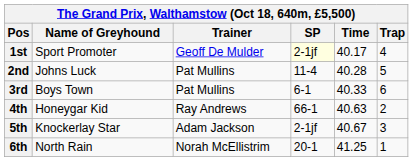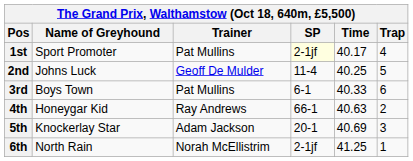(220, 52) Geoff De Mulder -> (205, 52) Pat Mullins
(205, 71) Pat Mullins -> (220, 71) Geoff De Mulder
(352, 71) 40.28 -> (352, 71) 40.25
(305, 128) 2-1jf -> (306, 128) 20-1
(352, 128) 40.67 -> (352, 128) 40.69
(306, 147) 20-1 -> (305, 147) 2-1jf
